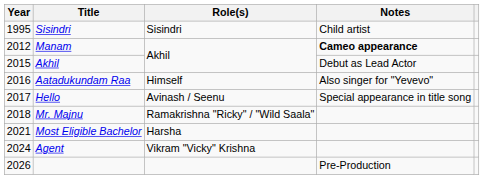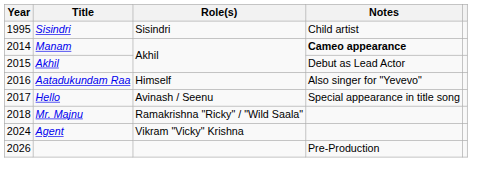(19, 47) 2012 -> (19, 47) 2014
- row: (89, 132)
